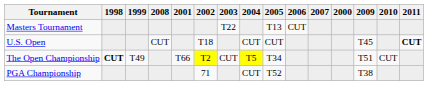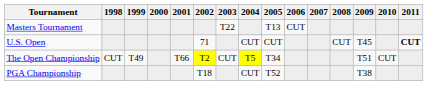columns swapped: (343, 12) <-> (160, 12)
(206, 42) T18 -> (205, 42) 71
(114, 58) bold -> (113, 58) normal
(206, 73) 71 -> (205, 73) T18
